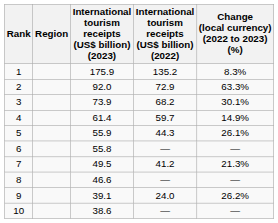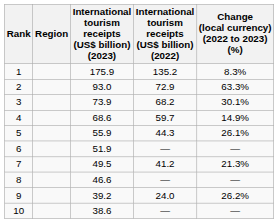(102, 87) 92.0 -> (102, 87) 93.0
(102, 118) 61.4 -> (102, 118) 68.6
(102, 149) 55.8 -> (102, 149) 51.9
(102, 195) 39.1 -> (102, 195) 39.2
